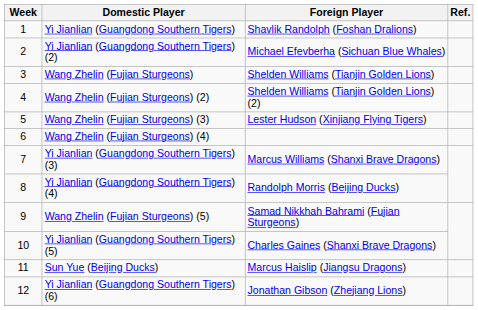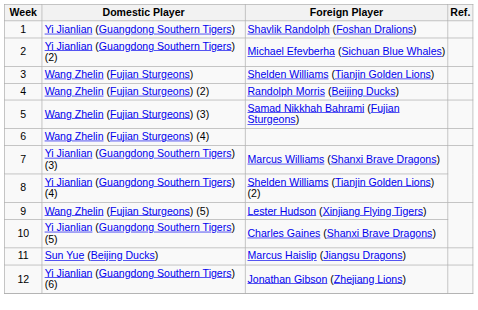(341, 97) Shelden Williams (Tianjin Golden Lions) (2) -> (323, 91) Randolph Morris (Beijing Ducks)
(337, 120) Lester Hudson (Xinjiang Flying Tigers) -> (324, 114) Samad Nikkhah Bahrami (Fujian Sturgeons)
(323, 188) Randolph Morris (Beijing Ducks) -> (341, 188) Shelden Williams (Tianjin Golden Lions) (2)
(324, 217) Samad Nikkhah Bahrami (Fujian Sturgeons) -> (337, 211) Lester Hudson (Xinjiang Flying Tigers)
